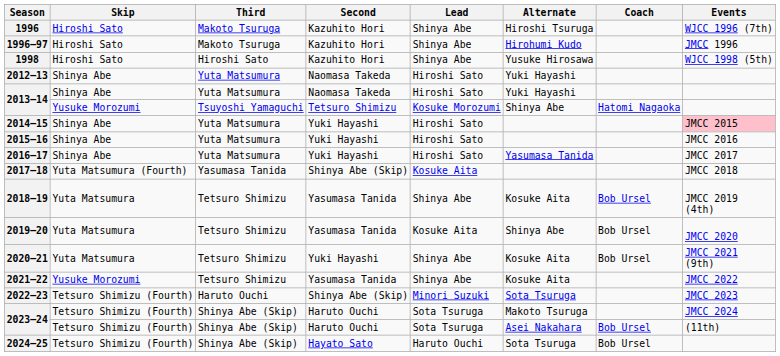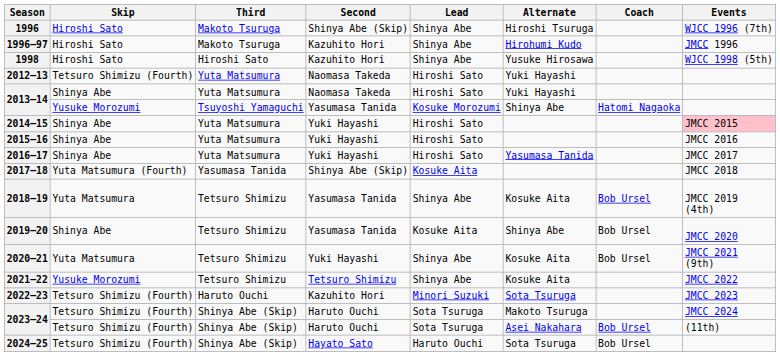(346, 28) Kazuhito Hori -> (358, 28) Shinya Abe (Skip)
(82, 76) Shinya Abe -> (123, 76) Tetsuro Shimizu (Fourth)
(352, 108) Tetsuro Shimizu -> (352, 108) Yasumasa Tanida
(94, 231) Yuta Matsumura -> (82, 231) Shinya Abe
(352, 280) Yasumasa Tanida -> (352, 280) Tetsuro Shimizu
(358, 296) Shinya Abe (Skip) -> (346, 296) Kazuhito Hori
